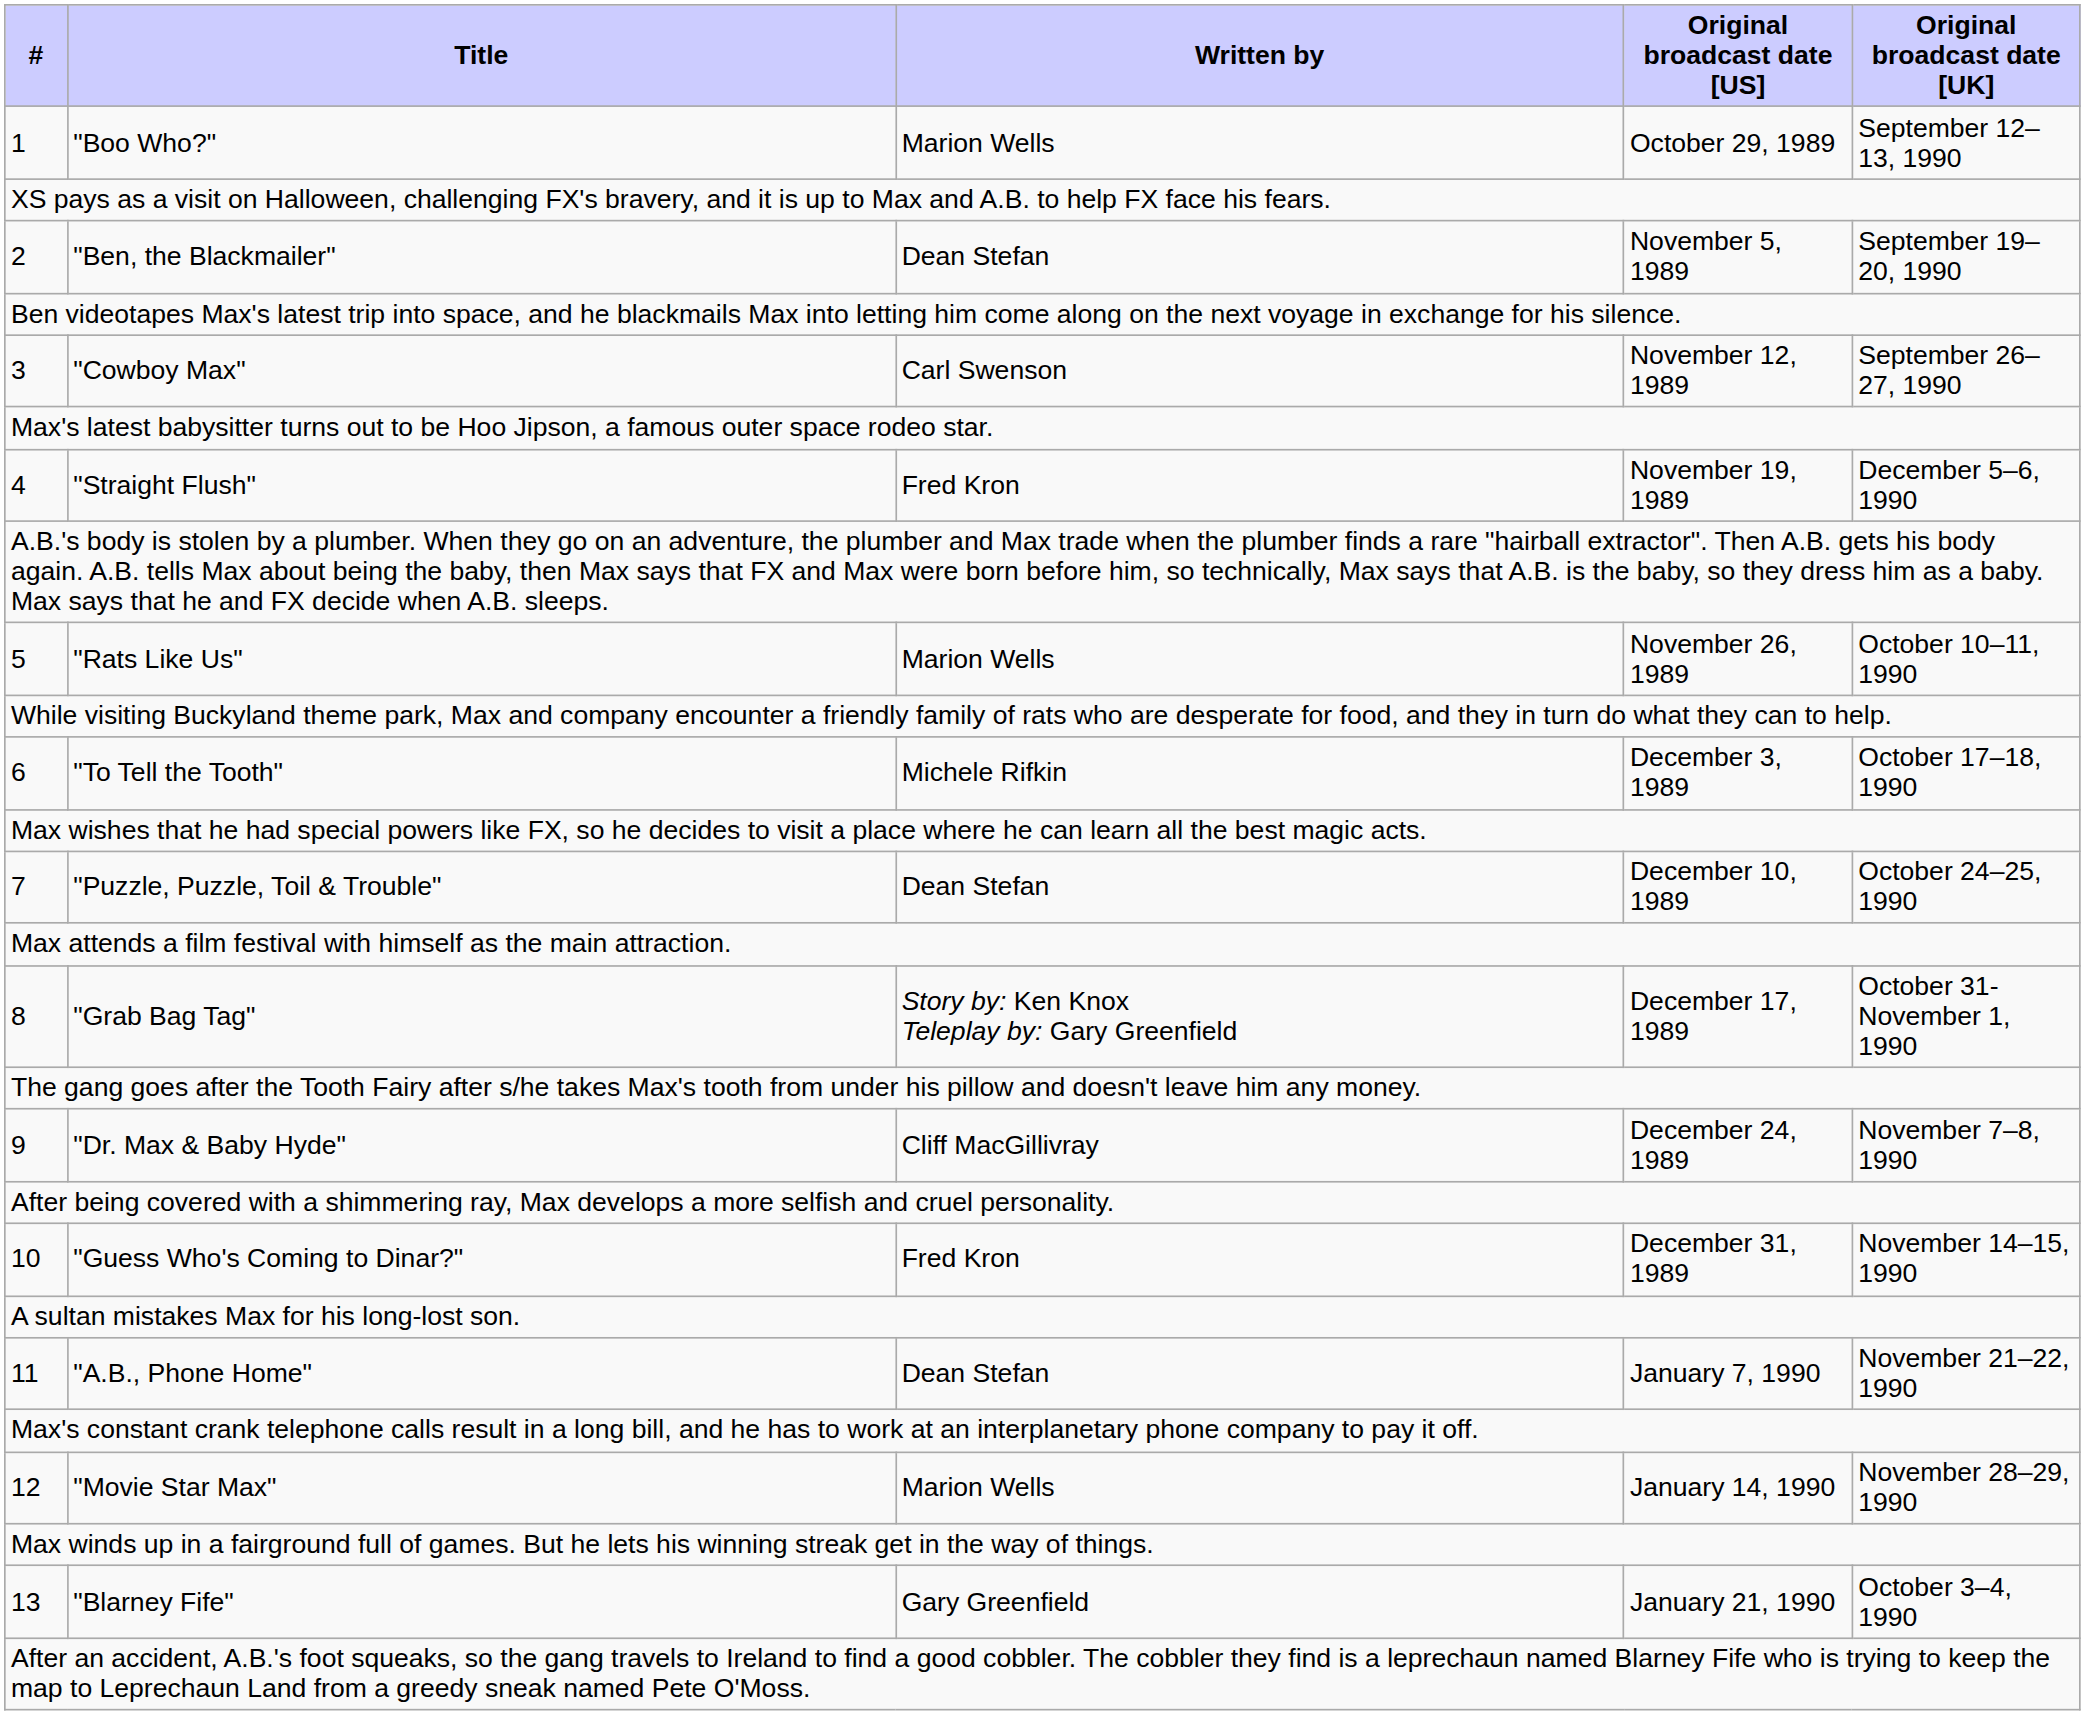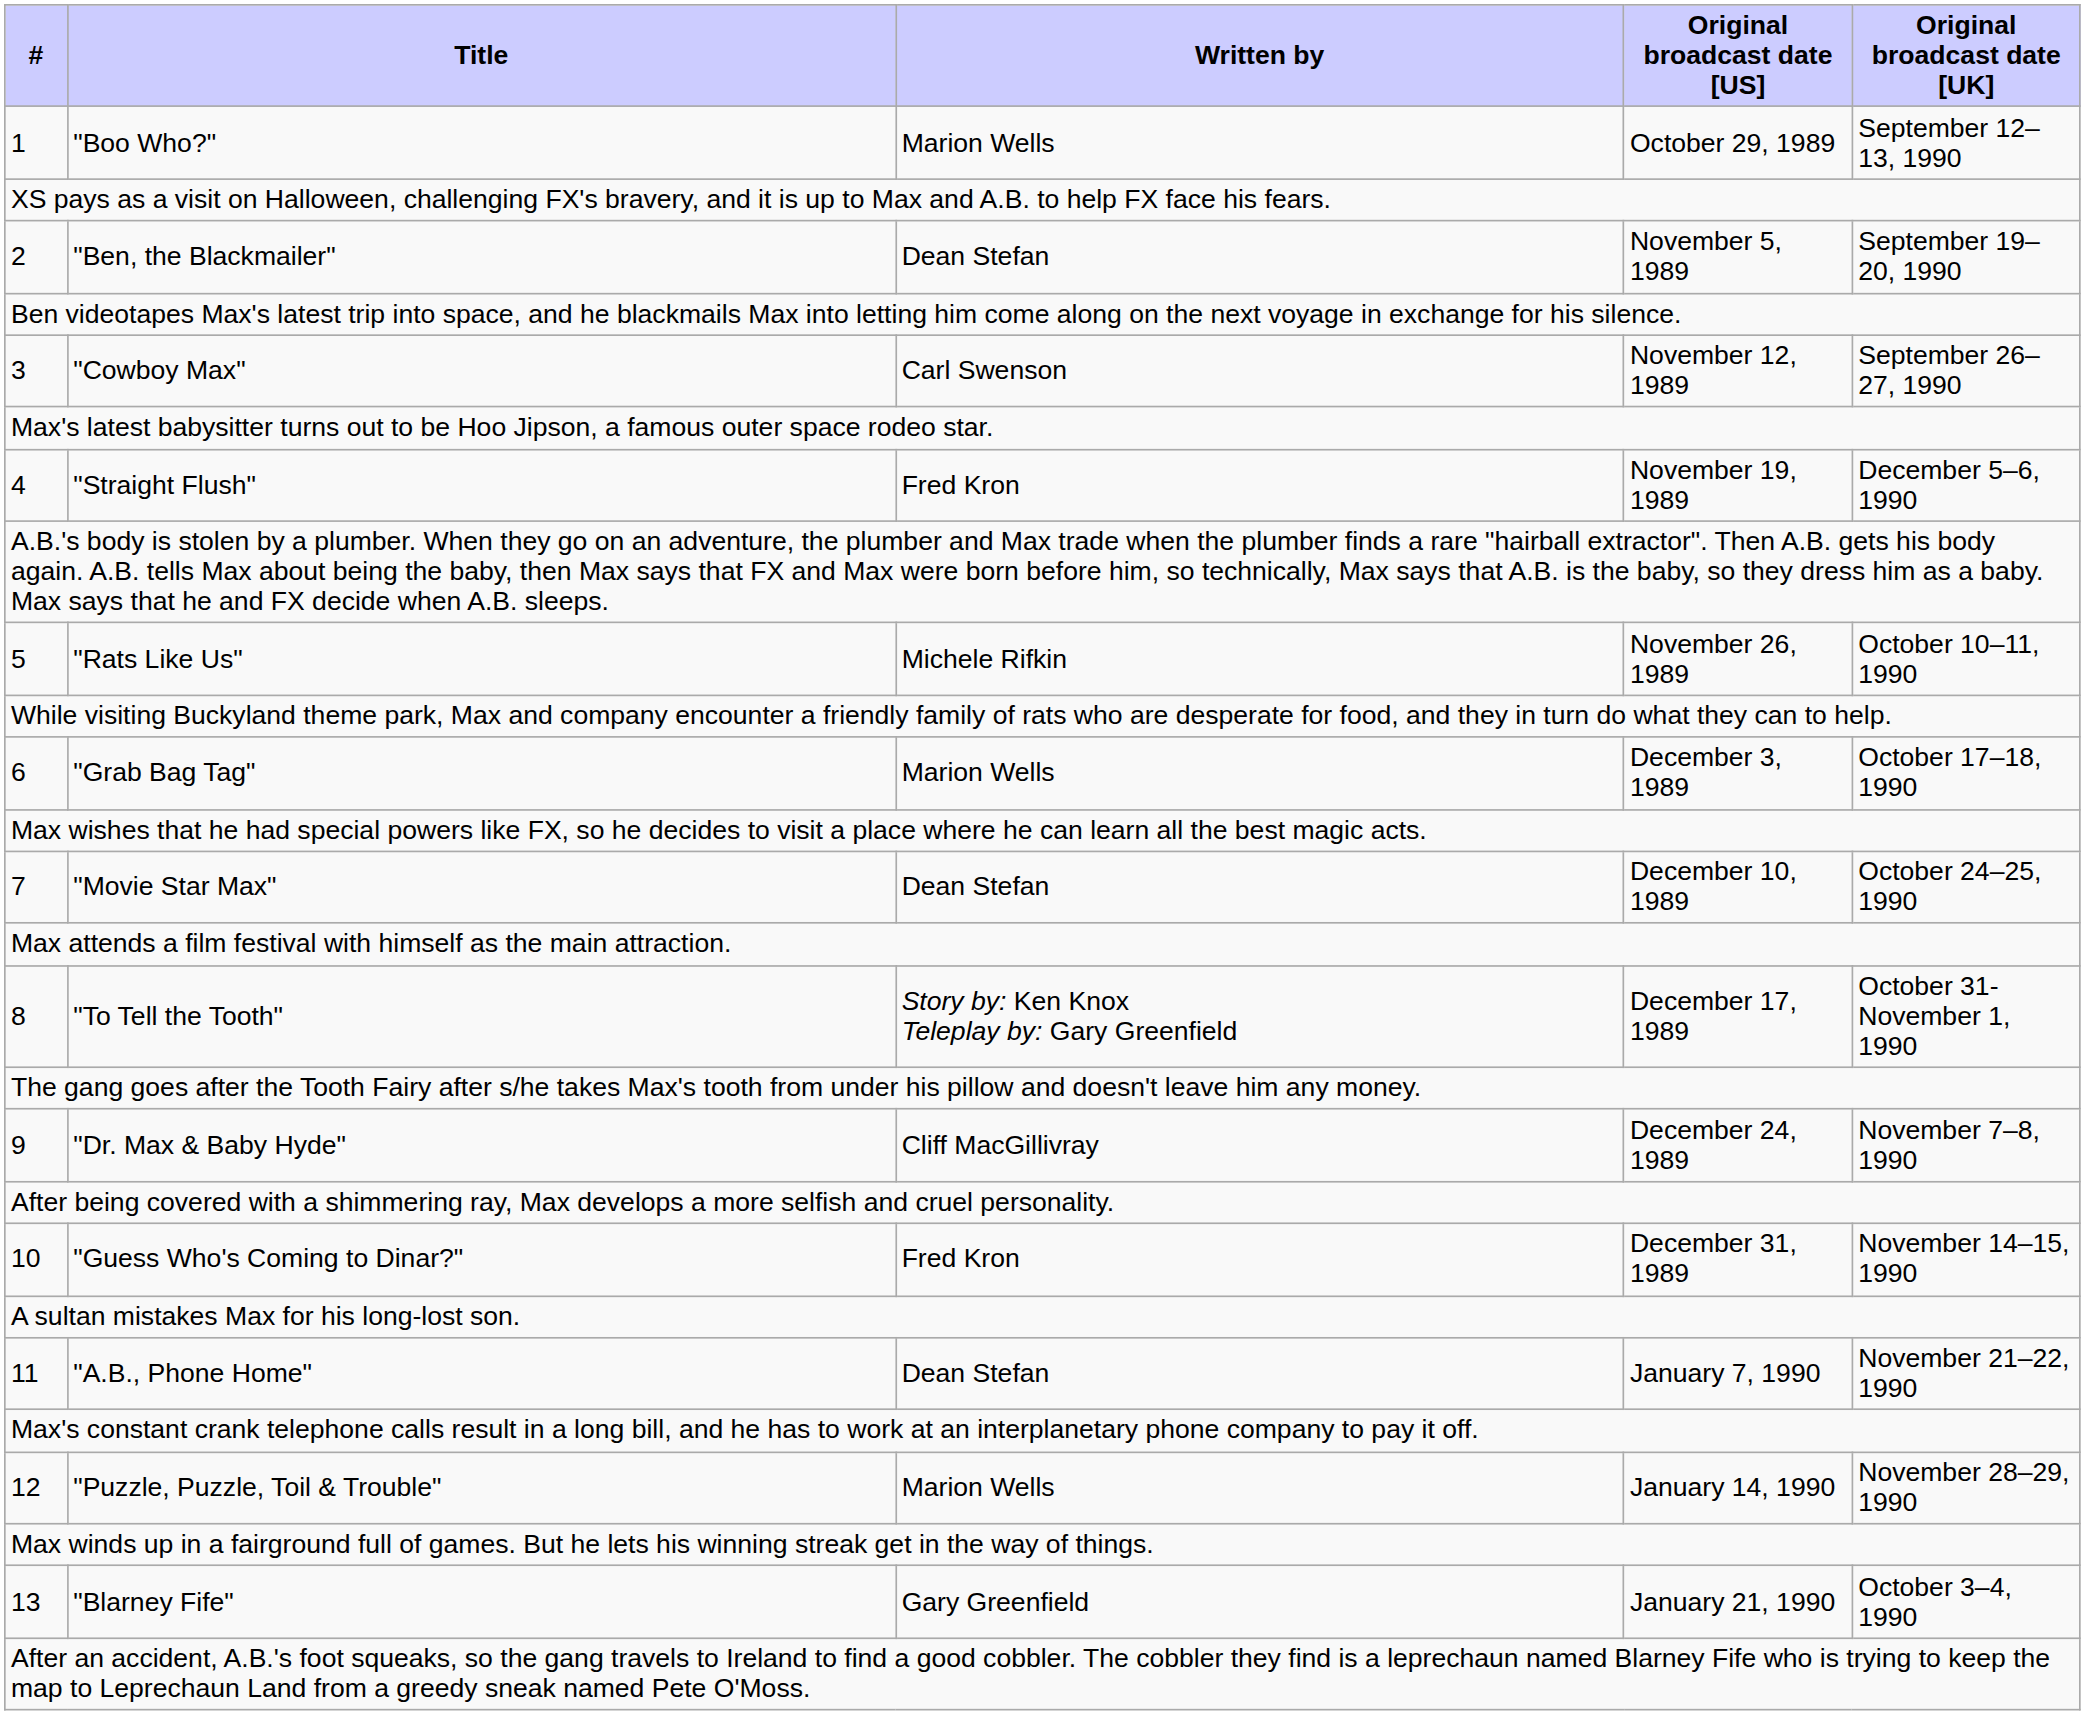(978, 658) Marion Wells -> (984, 658) Michele Rifkin
(178, 772) "To Tell the Tooth" -> (164, 772) "Grab Bag Tag"
(984, 772) Michele Rifkin -> (978, 772) Marion Wells
(257, 886) "Puzzle, Puzzle, Toil & Trouble" -> (175, 886) "Movie Star Max"
(164, 1015) "Grab Bag Tag" -> (178, 1015) "To Tell the Tooth"
(175, 1487) "Movie Star Max" -> (257, 1487) "Puzzle, Puzzle, Toil & Trouble"
